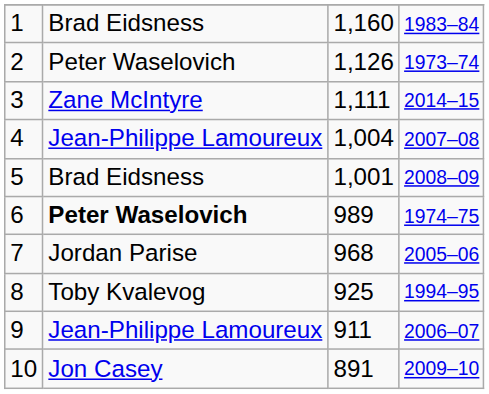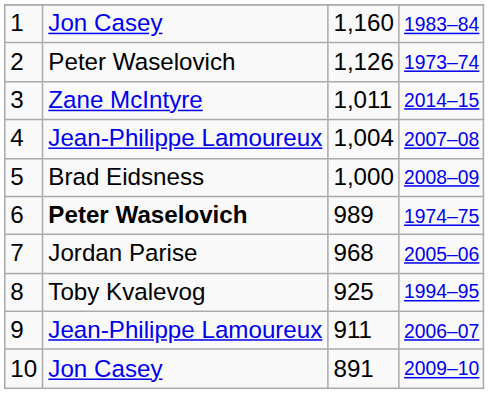(126, 23) Brad Eidsness -> (105, 23) Jon Casey
(362, 100) 1,111 -> (363, 100) 1,011
(364, 176) 1,001 -> (364, 176) 1,000
